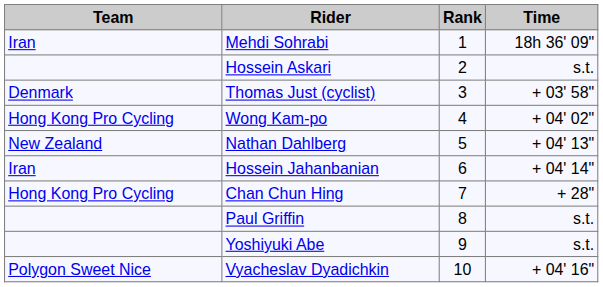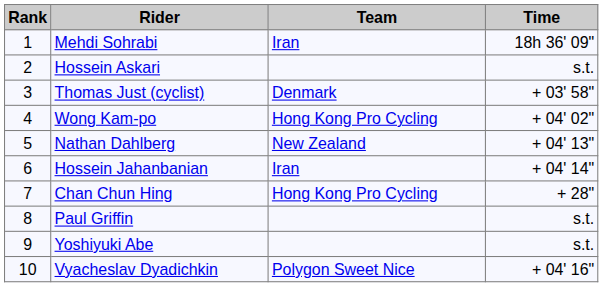columns swapped: (462, 17) <-> (113, 17)
